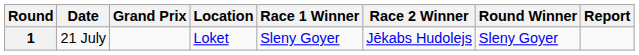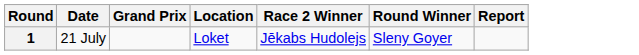- column: (310, 15)
